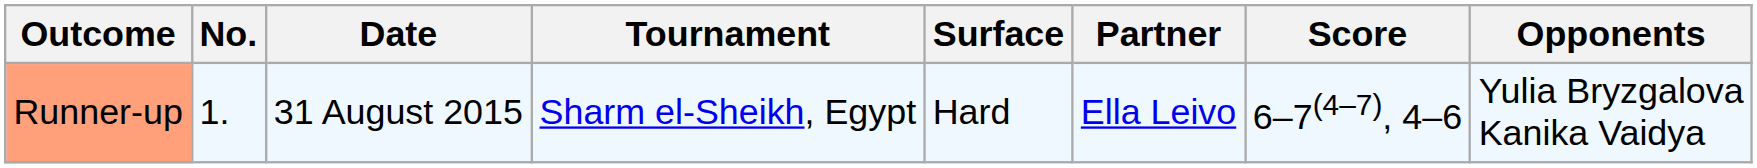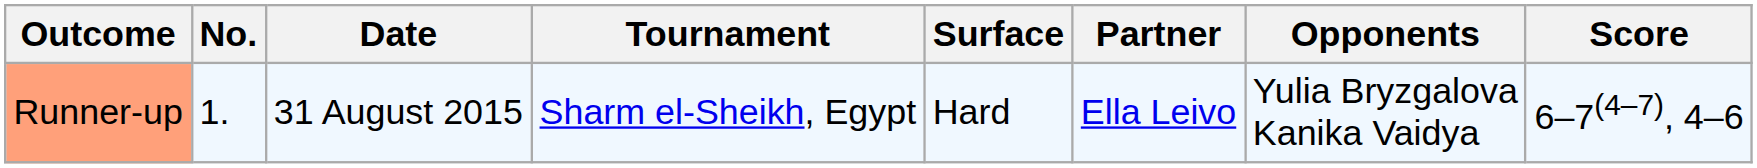columns swapped: (1611, 33) <-> (1357, 33)
